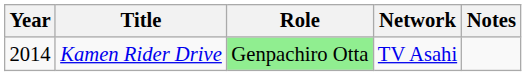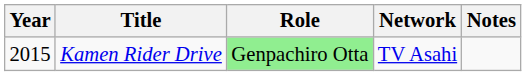(30, 53) 2014 -> (30, 53) 2015
